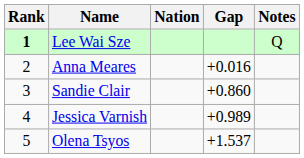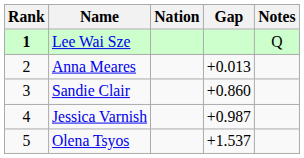(229, 66) +0.016 -> (229, 66) +0.013
(229, 116) +0.989 -> (229, 116) +0.987
